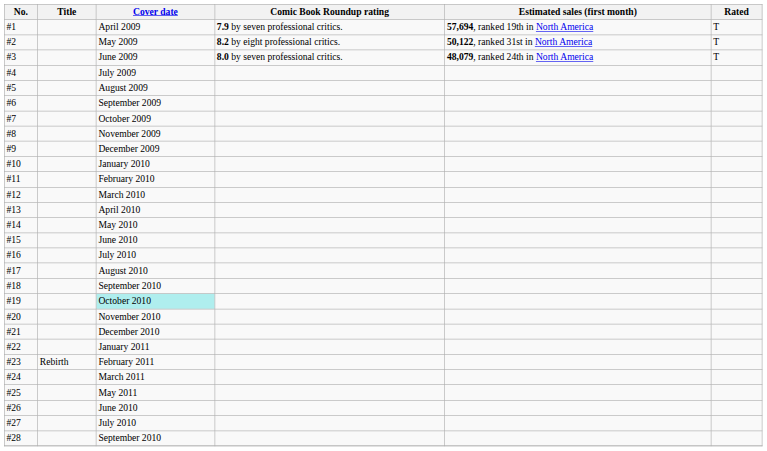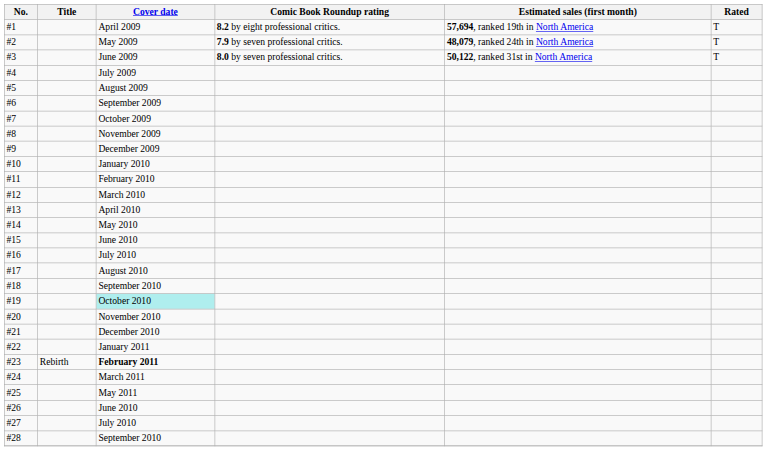(280, 27) 7.9 by seven professional critics. -> (278, 27) 8.2 by eight professional critics.
(278, 42) 8.2 by eight professional critics. -> (280, 42) 7.9 by seven professional critics.
(520, 42) 50,122, ranked 31st in North America -> (520, 42) 48,079, ranked 24th in North America
(520, 57) 48,079, ranked 24th in North America -> (520, 57) 50,122, ranked 31st in North America
(126, 362) normal -> (128, 362) bold
